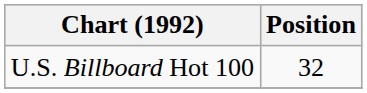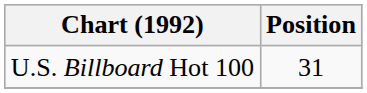(311, 66) 32 -> (311, 66) 31
